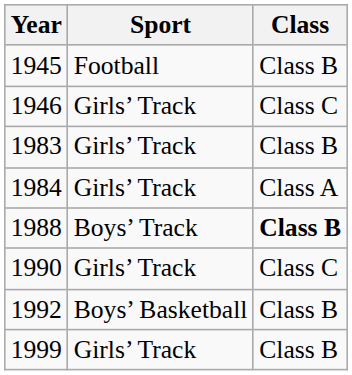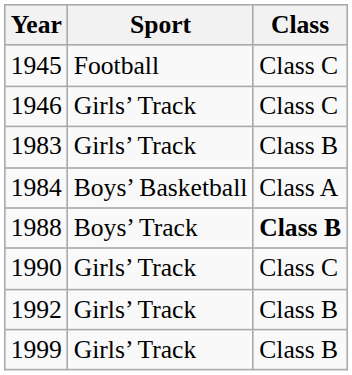(299, 65) Class B -> (299, 65) Class C
(135, 187) Girls’ Track -> (161, 187) Boys’ Basketball
(161, 308) Boys’ Basketball -> (135, 308) Girls’ Track
